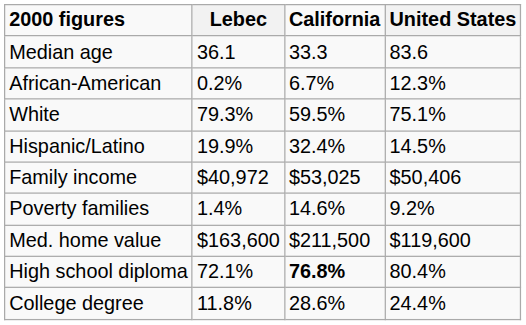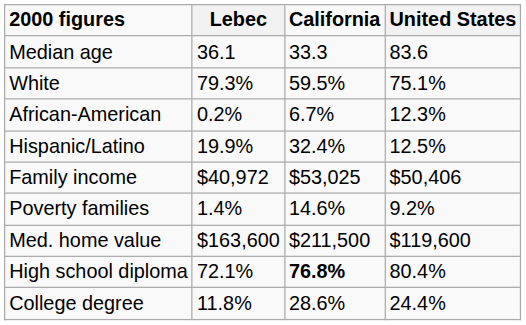rows swapped: (35, 114) <-> (85, 83)
(418, 146) 14.5% -> (418, 146) 12.5%
